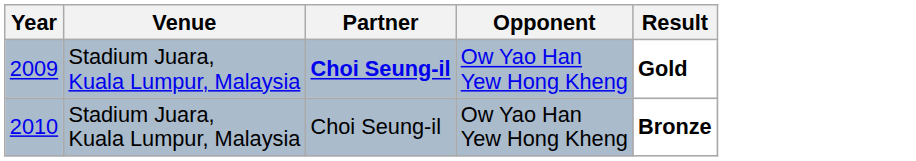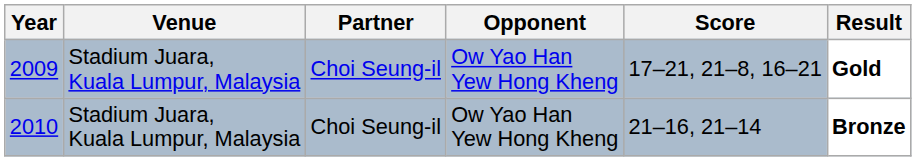+ column: (725, 22)
(381, 69) bold -> (376, 69) normal
